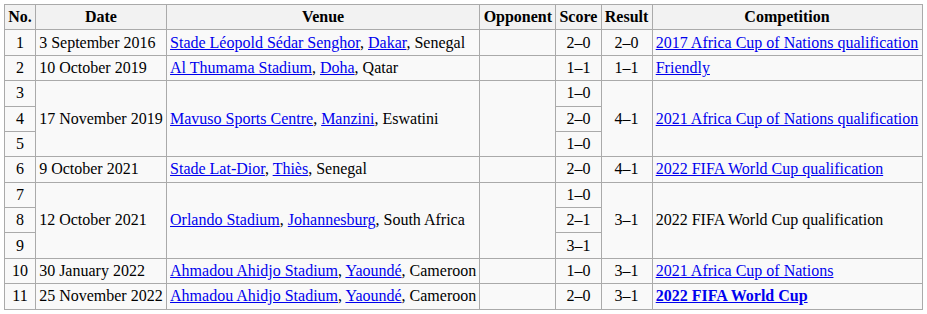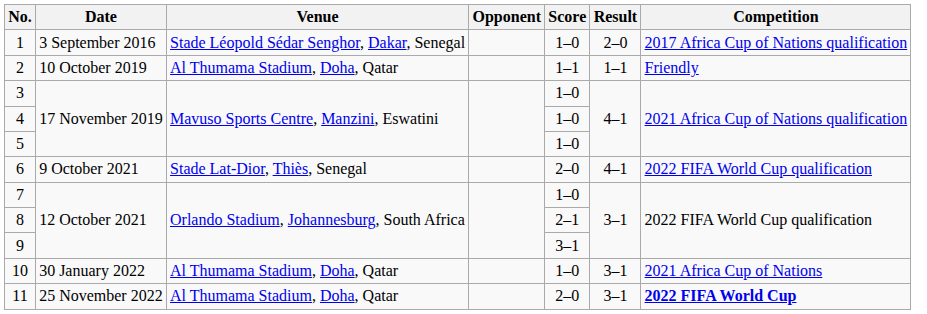(578, 42) 2–0 -> (567, 42) 1–0
(578, 118) 2–0 -> (567, 118) 1–0
(323, 270) Ahmadou Ahidjo Stadium, Yaoundé, Cameroon -> (284, 270) Al Thumama Stadium, Doha, Qatar
(323, 296) Ahmadou Ahidjo Stadium, Yaoundé, Cameroon -> (284, 296) Al Thumama Stadium, Doha, Qatar
